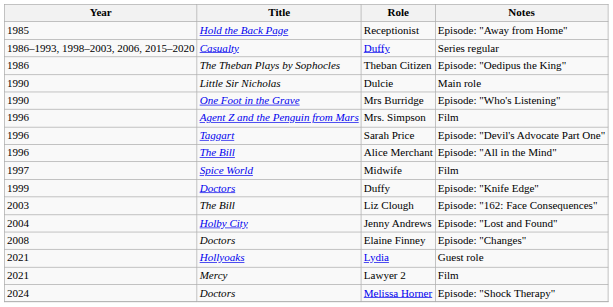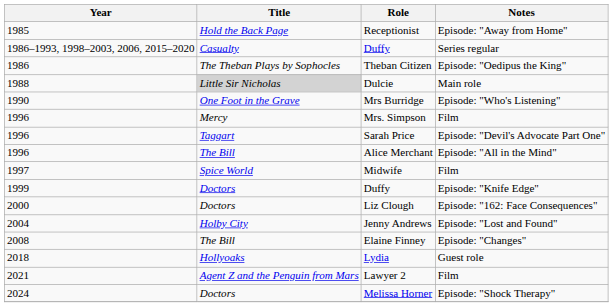(18, 83) 1990 -> (18, 83) 1988
(240, 83) no background -> (240, 83) lightgrey background
(279, 118) Agent Z and the Penguin from Mars -> (214, 118) Mercy
(18, 205) 2003 -> (18, 205) 2000
(217, 205) The Bill -> (217, 205) Doctors
(217, 240) Doctors -> (217, 240) The Bill
(18, 258) 2021 -> (18, 258) 2018
(214, 275) Mercy -> (279, 275) Agent Z and the Penguin from Mars
